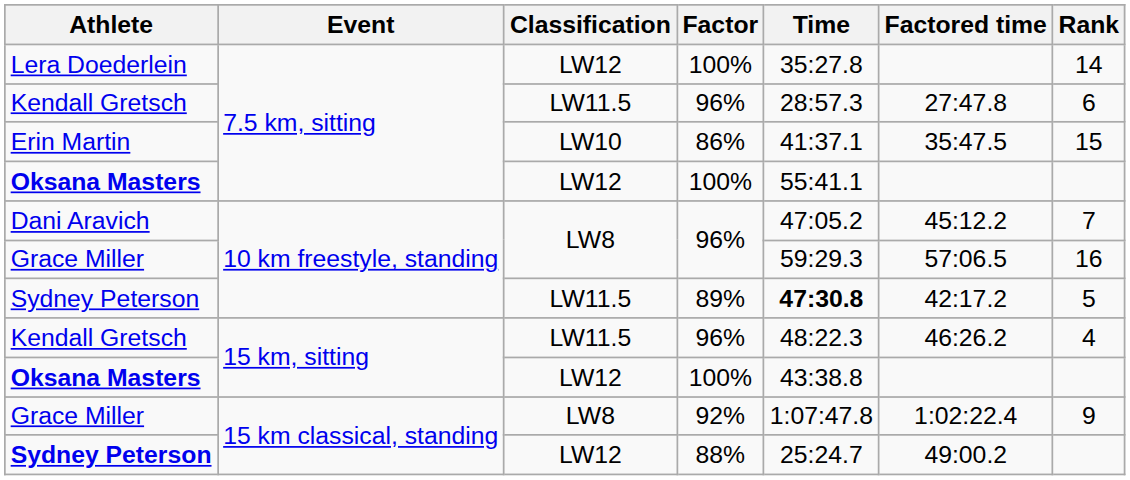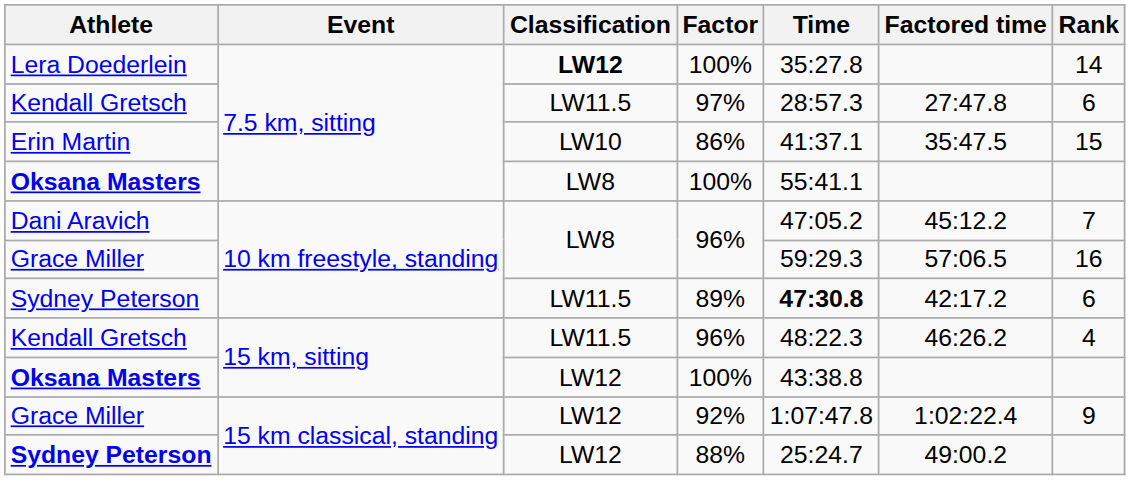(590, 64) normal -> (590, 64) bold
(720, 103) 96% -> (720, 103) 97%
(590, 181) LW12 -> (590, 181) LW8
(1089, 299) 5 -> (1089, 299) 6
(590, 416) LW8 -> (590, 416) LW12
